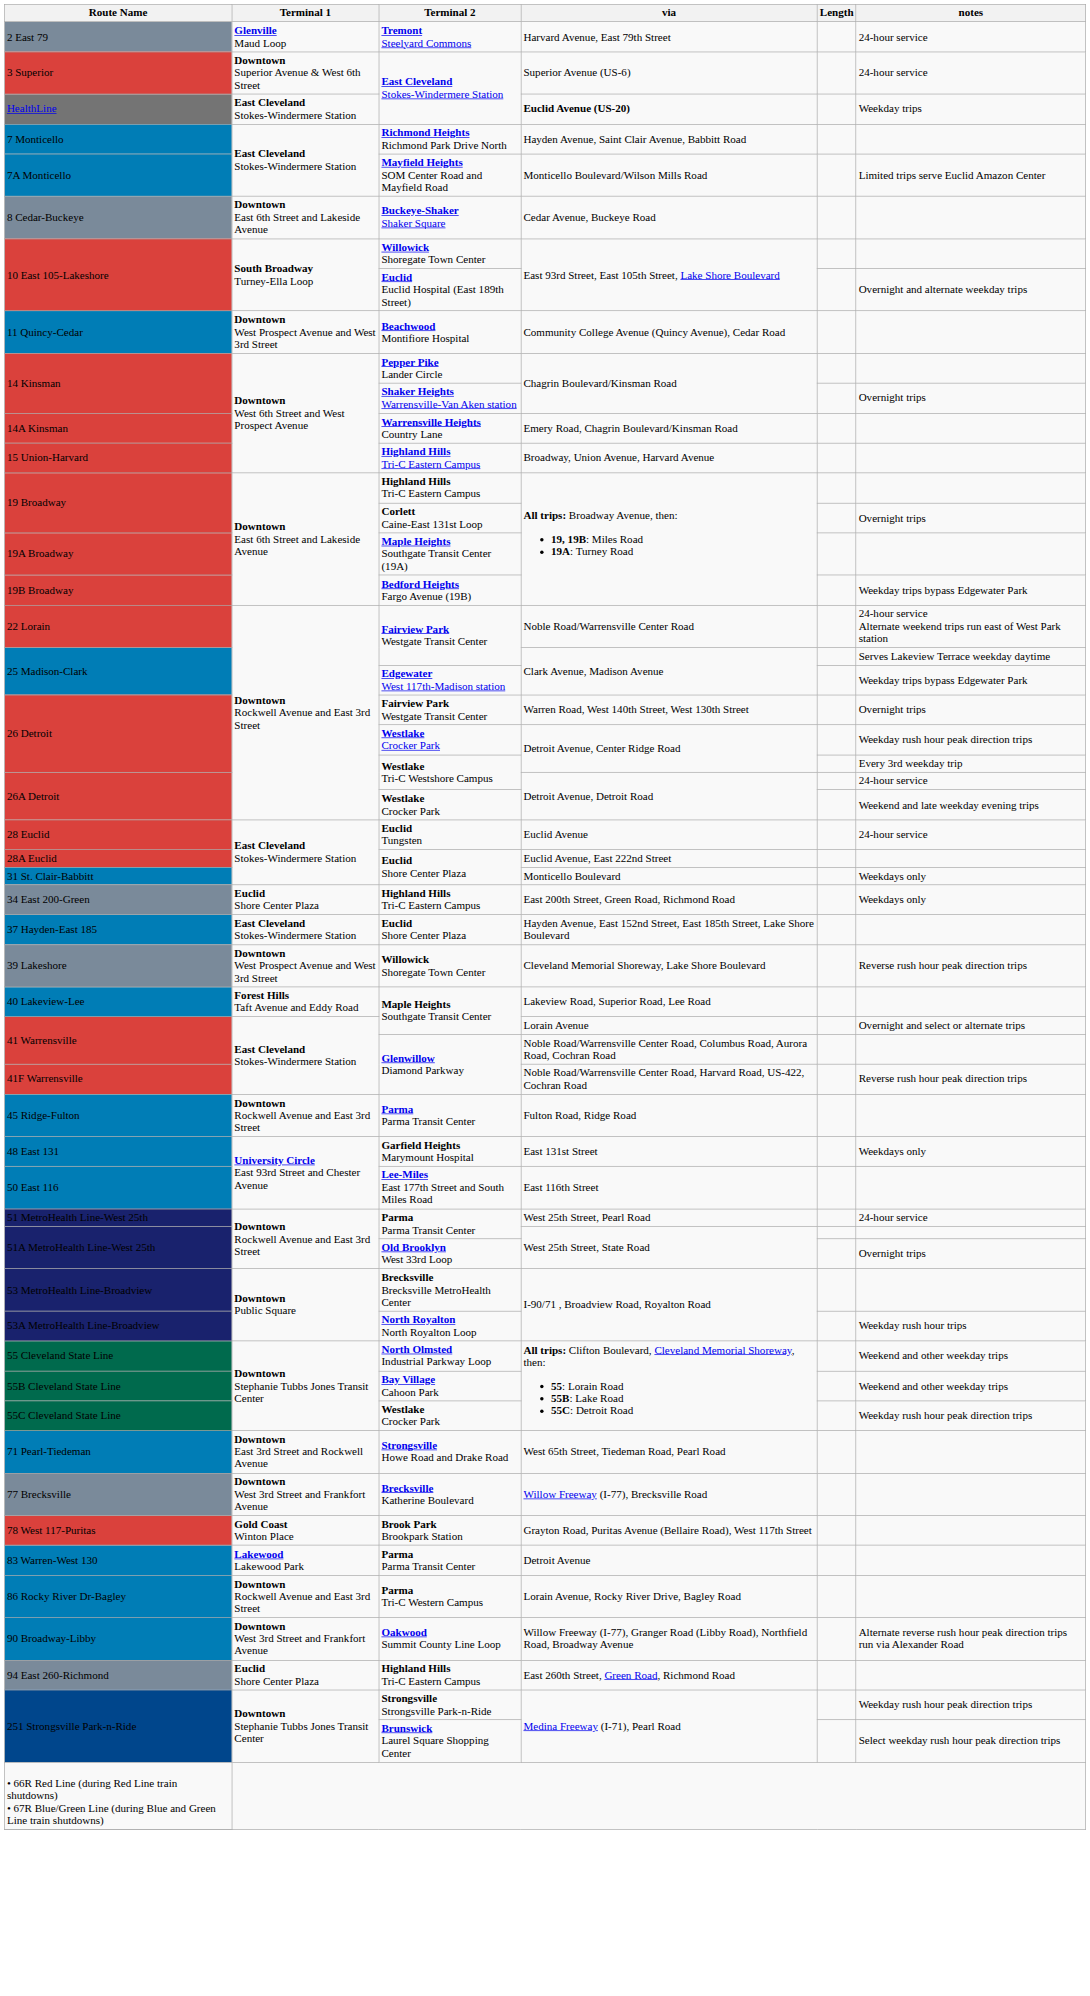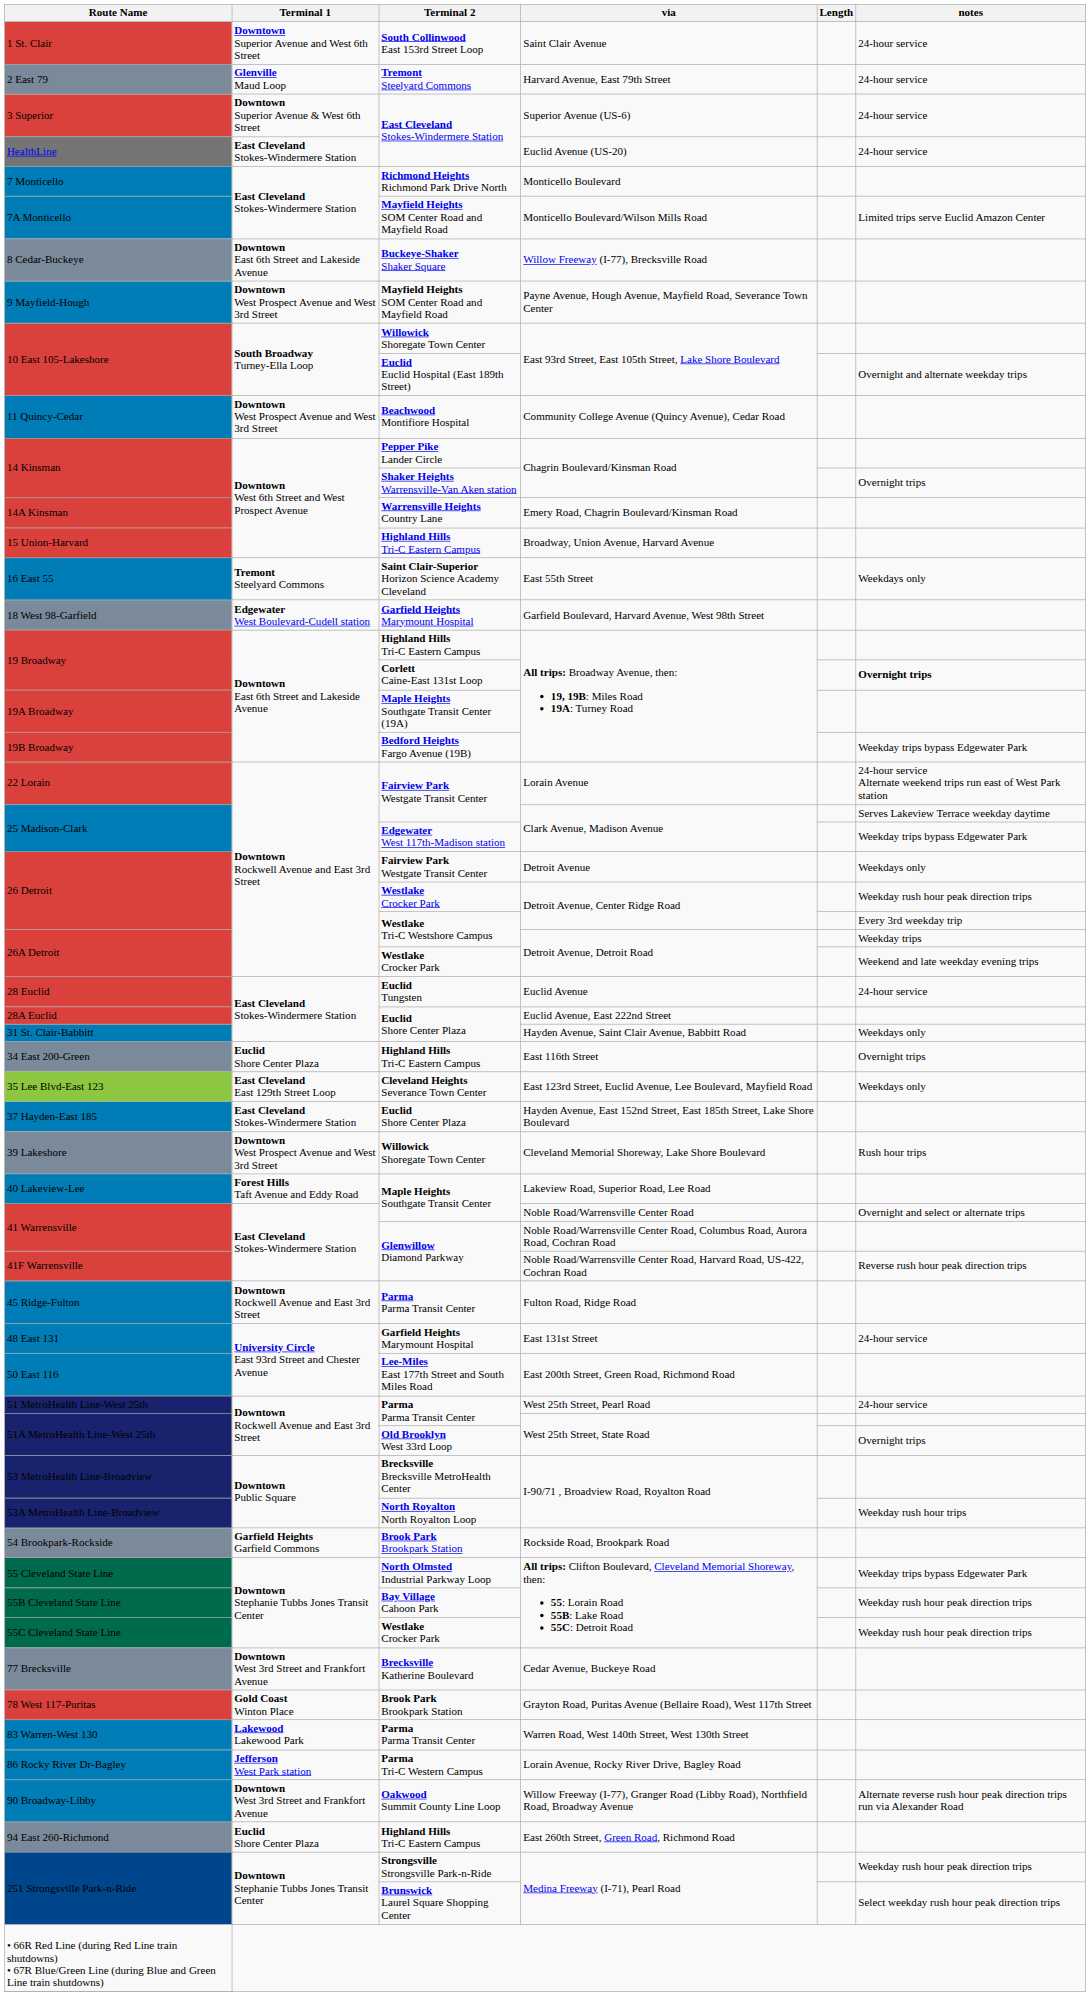+ row: (29, 43)
(577, 109) bold -> (575, 151) normal
(890, 109) Weekday trips -> (893, 151) 24-hour service
(635, 139) Hayden Avenue, Saint Clair Avenue, Babbitt Road -> (572, 181) Monticello Boulevard
(590, 217) Cedar Avenue, Buckeye Road -> (615, 260) Willow Freeway (I-77), Brecksville Road
+ row: (48, 302)
+ row: (30, 579)
+ row: (52, 615)
(892, 518) normal -> (895, 675) bold
(609, 626) Noble Road/Warrensville Center Road -> (556, 783) Lorain Avenue
(636, 710) Warren Road, West 140th Street, West 130th Street -> (557, 867) Detroit Avenue
(892, 710) Overnight trips -> (892, 867) Weekdays only
(893, 781) 24-hour service -> (890, 938) Weekday trips
(572, 876) Monticello Boulevard -> (635, 1033) Hayden Avenue, Saint Clair Avenue, Babbitt Road
(629, 899) East 200th Street, Green Road, Richmond Road -> (561, 1056) East 116th Street
(892, 899) Weekdays only -> (892, 1056) Overnight trips
+ row: (55, 1086)
(943, 965) Reverse rush hour peak direction trips -> (892, 1152) Rush hour trips
(556, 1025) Lorain Avenue -> (609, 1212) Noble Road/Warrensville Center Road
(892, 1151) Weekdays only -> (893, 1338) 24-hour service
(561, 1187) East 116th Street -> (629, 1374) East 200th Street, Green Road, Richmond Road
+ row: (60, 1542)
(933, 1356) Weekend and other weekday trips -> (943, 1572) Weekday trips bypass Edgewater Park
(933, 1386) Weekend and other weekday trips -> (945, 1602) Weekday rush hour peak direction trips
- row: (49, 1452)
(615, 1494) Willow Freeway (I-77), Brecksville Road -> (589, 1668) Cedar Avenue, Buckeye Road
(557, 1560) Detroit Avenue -> (636, 1734) Warren Road, West 140th Street, West 130th Street
(302, 1596) Downtown Rockwell Avenue and East 3rd Street -> (273, 1764) Jefferson West Park station
